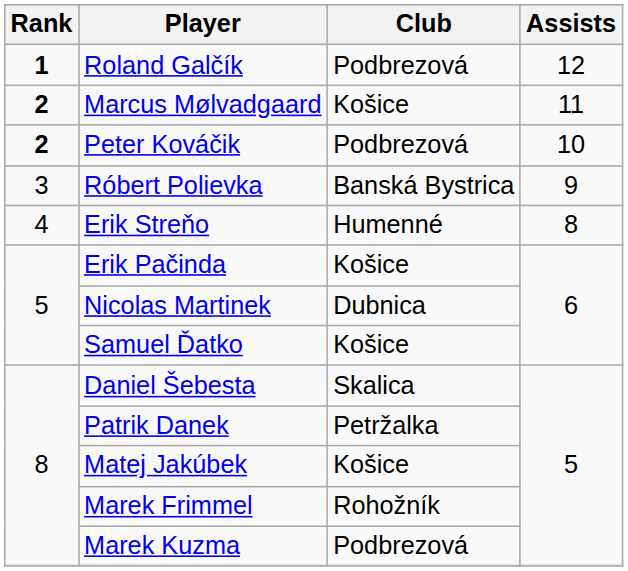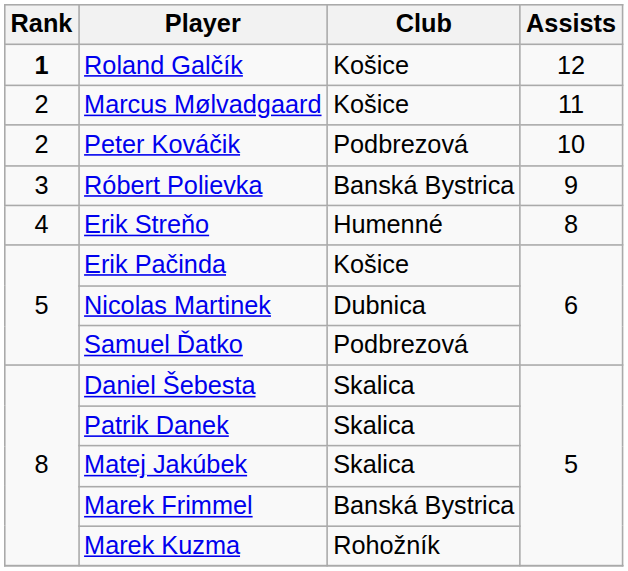(401, 64) Podbrezová -> (371, 64) Košice
(42, 104) bold -> (42, 104) normal
(42, 144) bold -> (42, 144) normal
(371, 345) Košice -> (401, 345) Podbrezová
(386, 425) Petržalka -> (374, 425) Skalica
(371, 465) Košice -> (374, 465) Skalica
(387, 505) Rohožník -> (424, 505) Banská Bystrica
(401, 545) Podbrezová -> (387, 545) Rohožník
